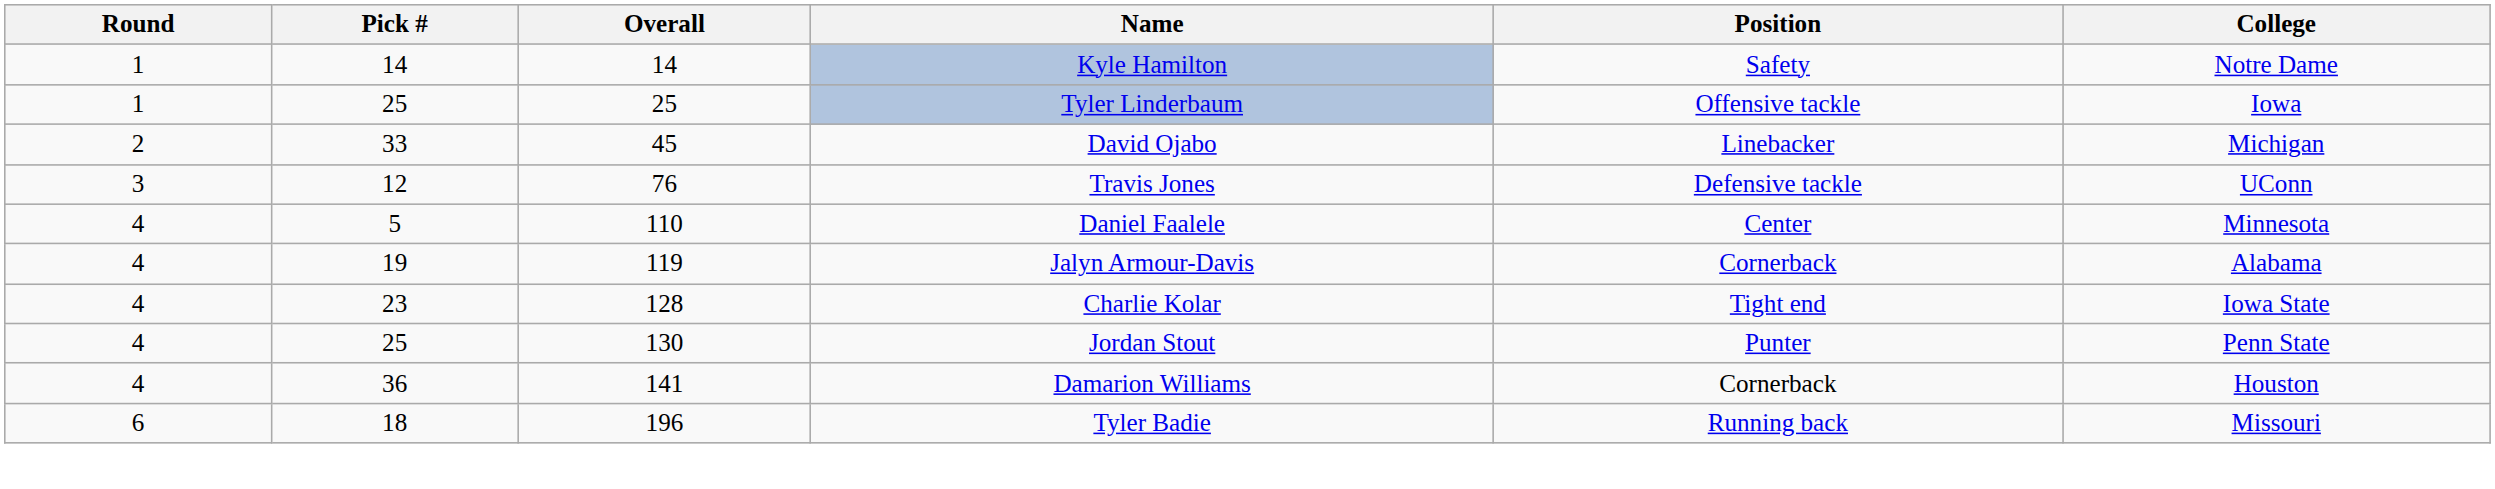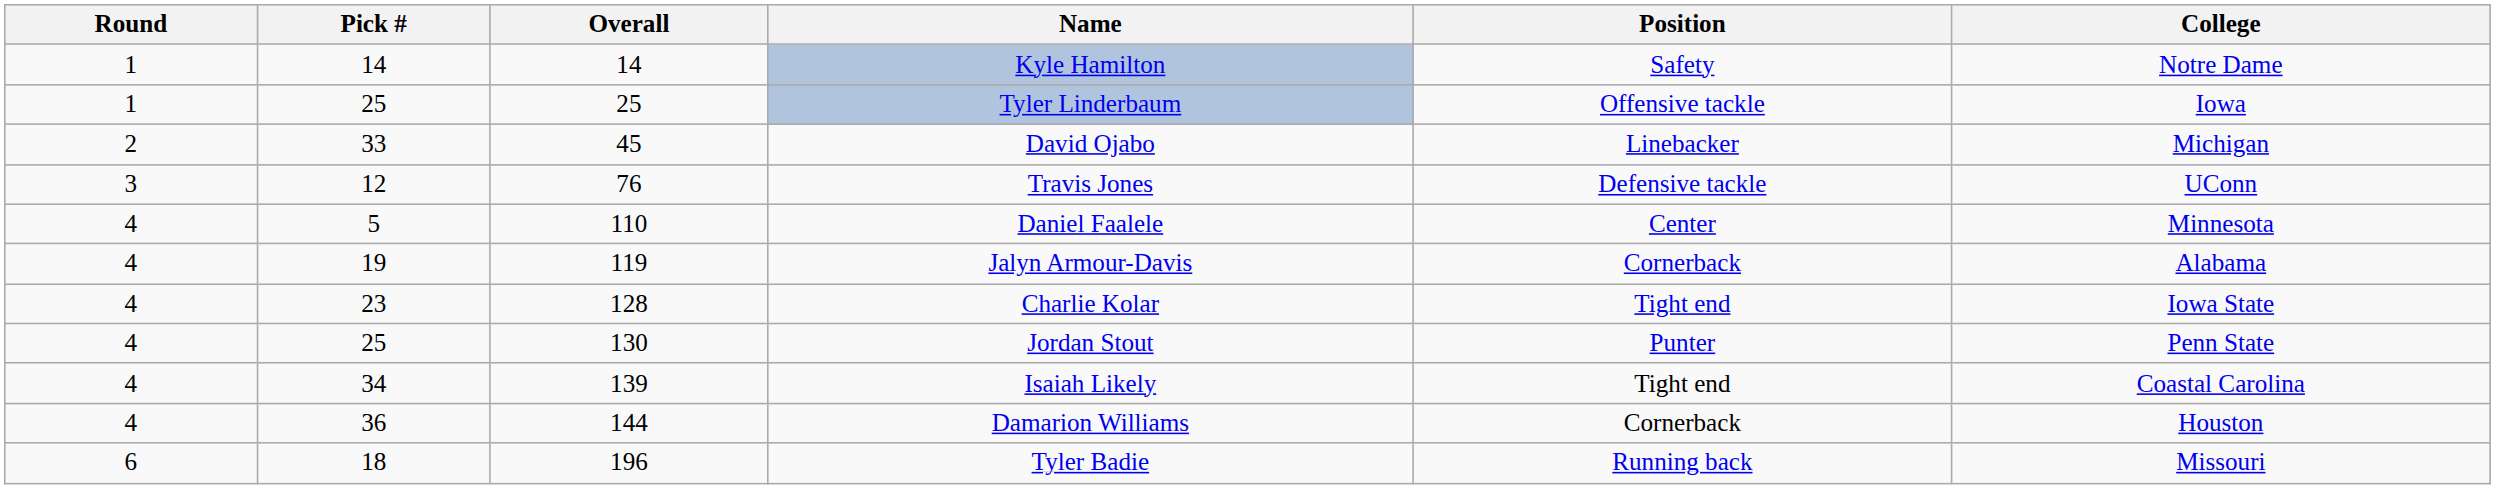+ row: (1090, 382)
(664, 382) 141 -> (629, 422) 144
